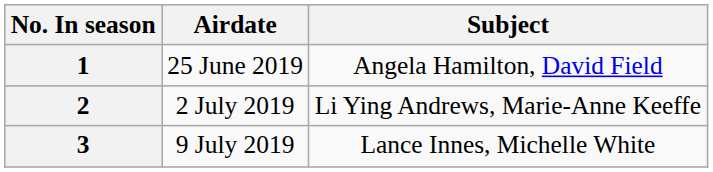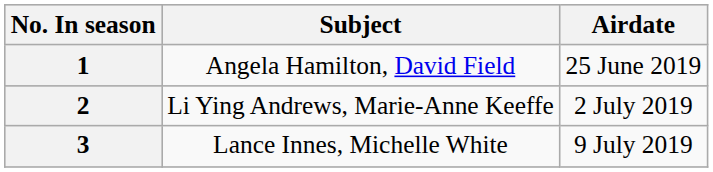columns swapped: (508, 24) <-> (235, 24)
